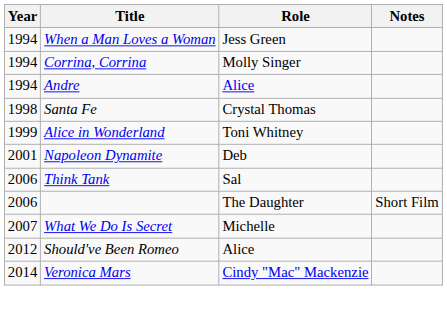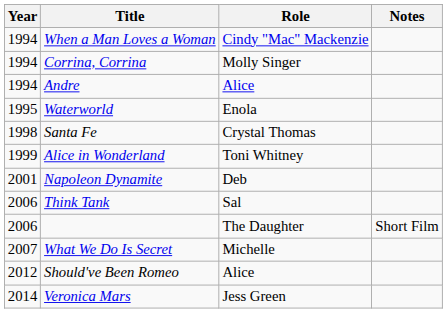(254, 39) Jess Green -> (295, 39) Cindy "Mac" Mackenzie
+ row: (79, 109)
(295, 272) Cindy "Mac" Mackenzie -> (254, 296) Jess Green
